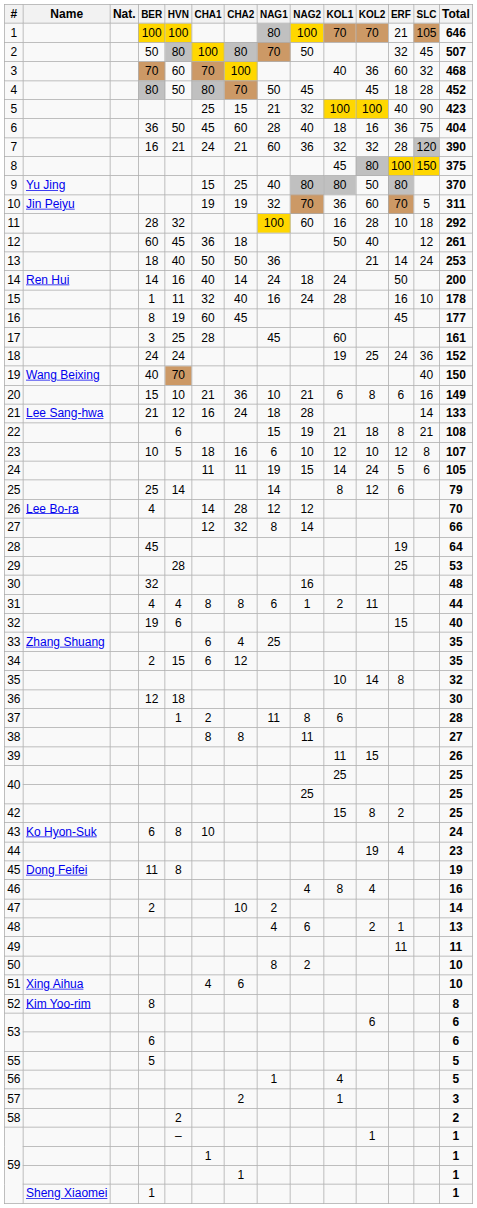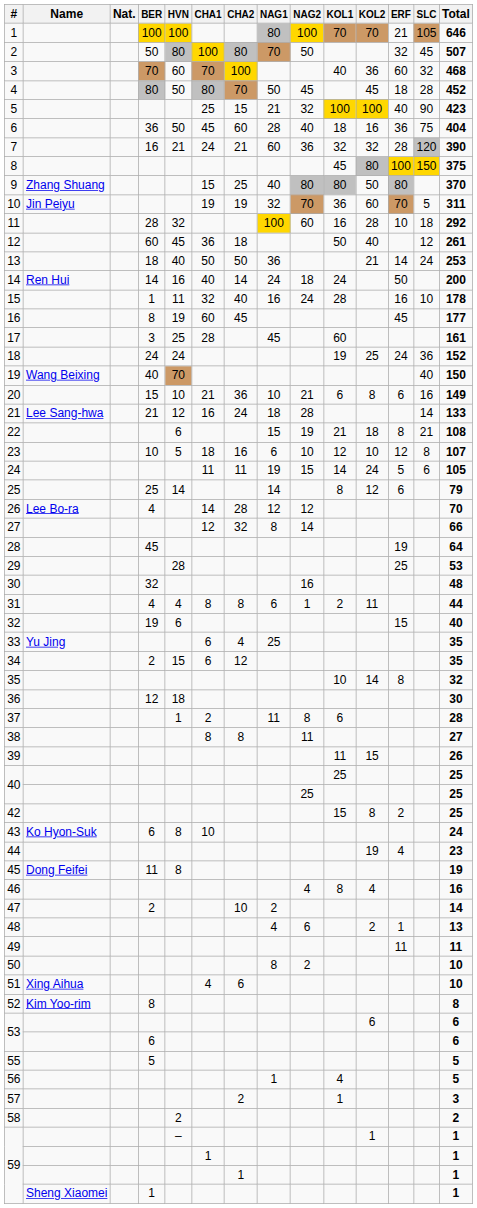(46, 185) Yu Jing -> (65, 185) Zhang Shuang
(65, 642) Zhang Shuang -> (46, 642) Yu Jing
